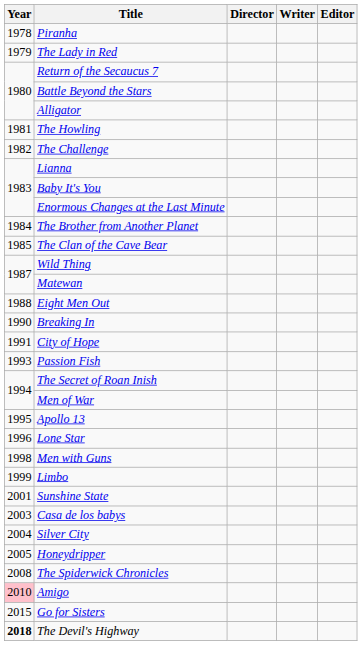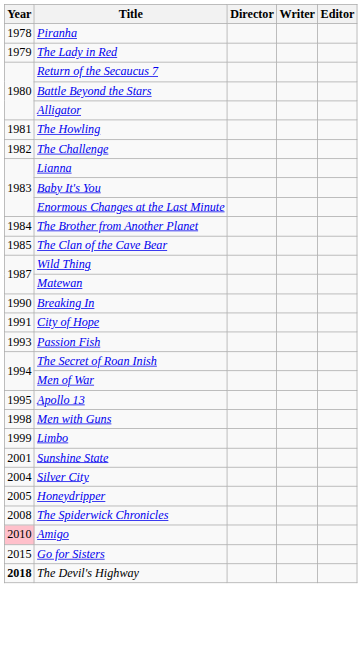- row: (73, 303)
- row: (61, 438)
- row: (81, 515)
